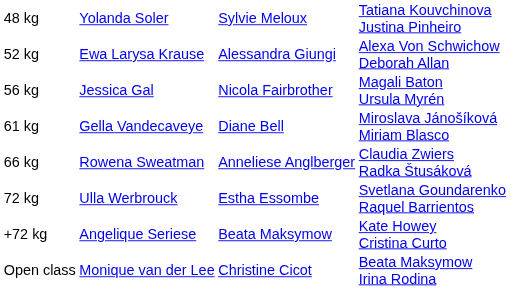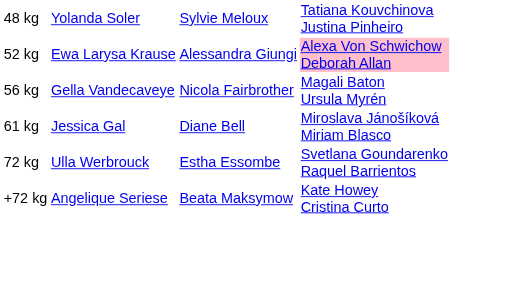(429, 54) no background -> (371, 54) pink background
(117, 90) Jessica Gal -> (113, 90) Gella Vandecaveye
(141, 126) Gella Vandecaveye -> (88, 126) Jessica Gal
- row: (21, 162)
- row: (40, 270)
